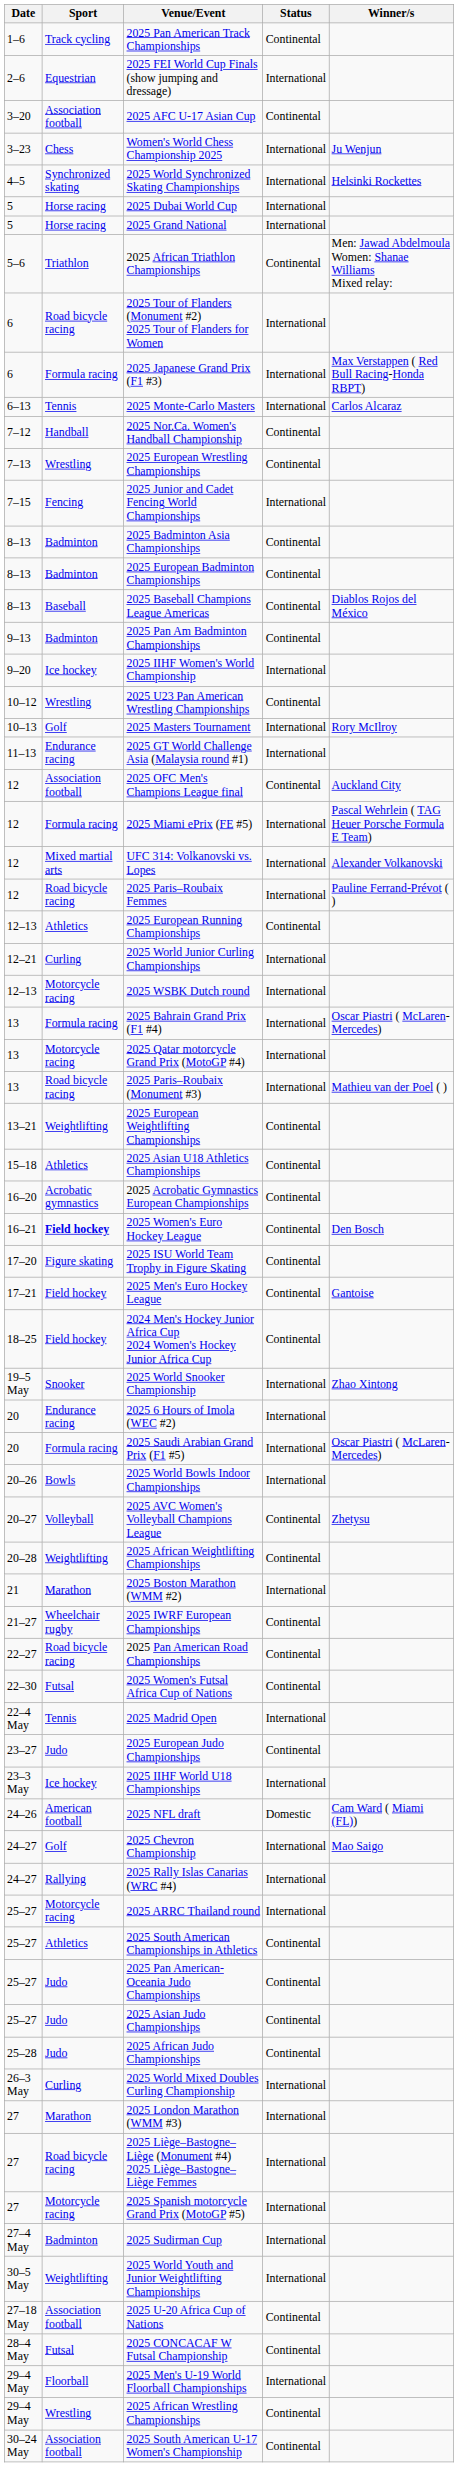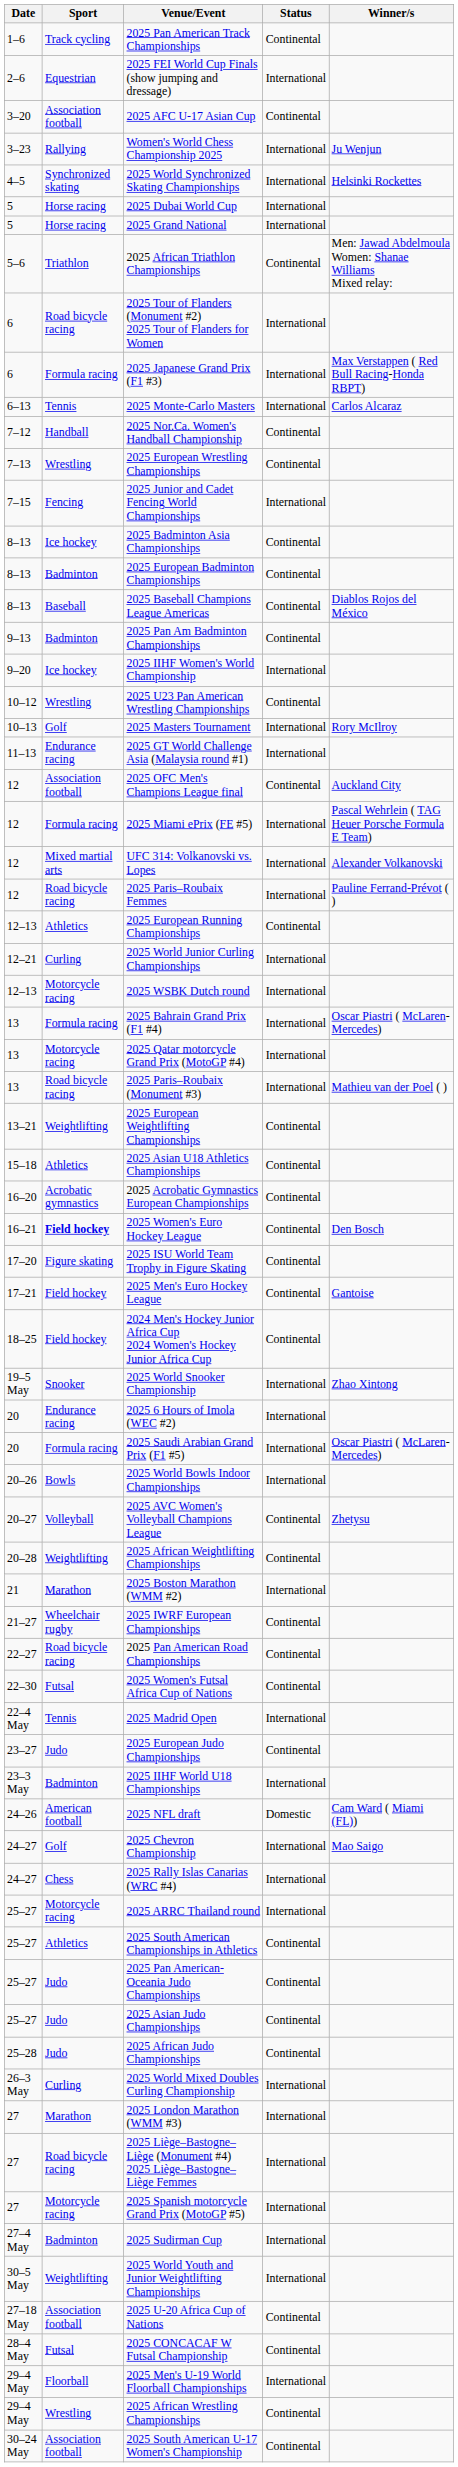(59, 148) Chess -> (65, 148) Rallying
(71, 541) Badminton -> (71, 541) Ice hockey
(71, 1782) Ice hockey -> (71, 1782) Badminton
(65, 1879) Rallying -> (59, 1879) Chess
